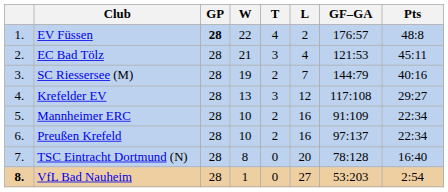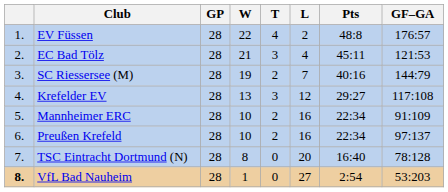columns swapped: (351, 14) <-> (413, 14)
(215, 34) bold -> (215, 34) normal
